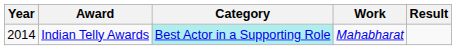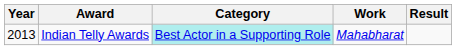(21, 34) 2014 -> (21, 34) 2013
